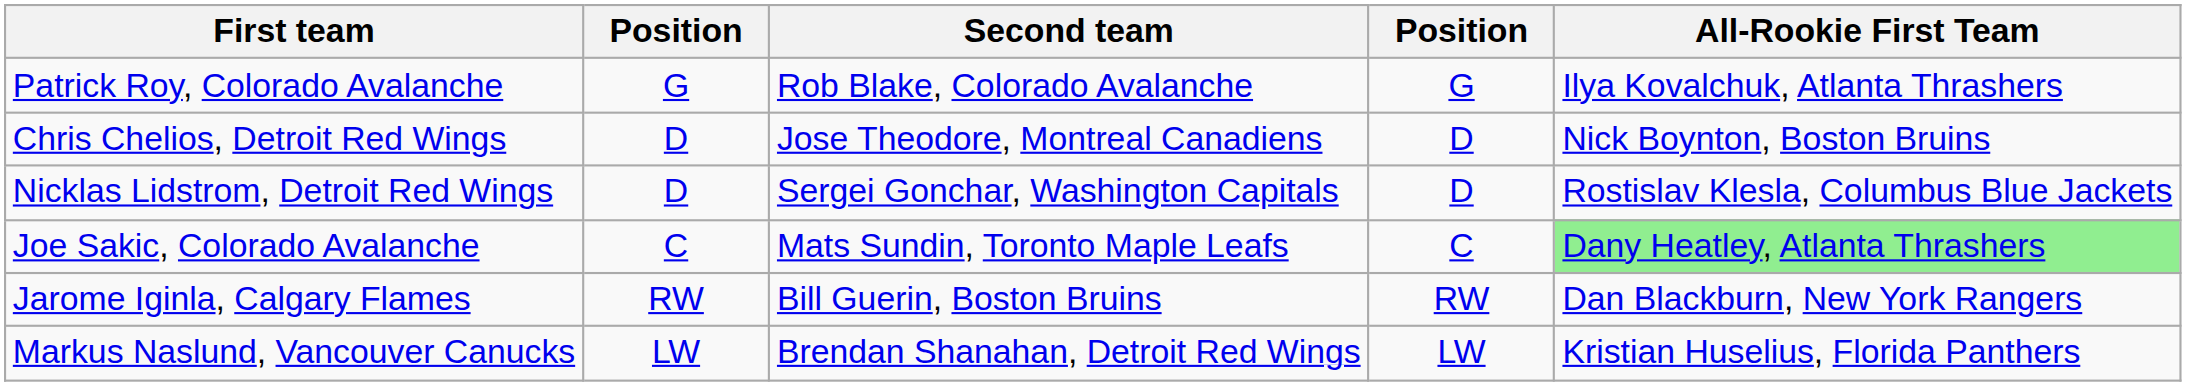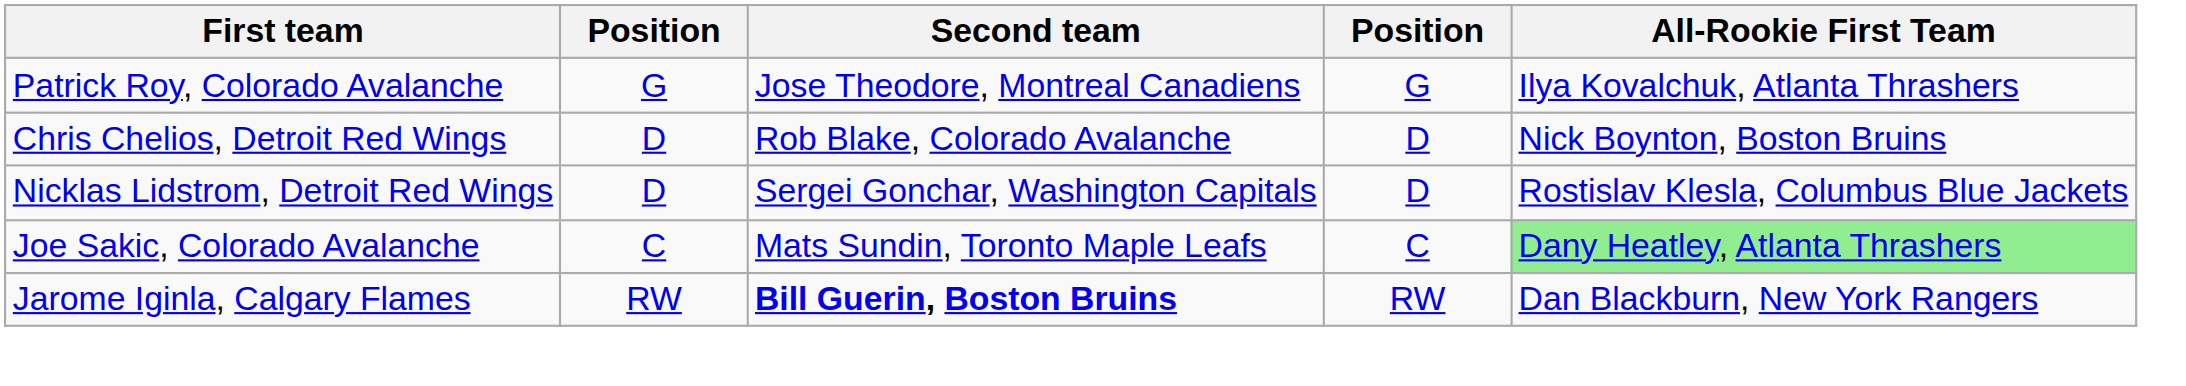(1015, 84) Rob Blake, Colorado Avalanche -> (1028, 84) Jose Theodore, Montreal Canadiens
(1050, 138) Jose Theodore, Montreal Canadiens -> (993, 138) Rob Blake, Colorado Avalanche
(969, 298) normal -> (966, 298) bold
- row: (294, 352)
